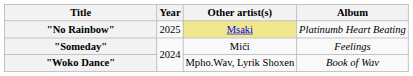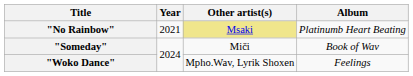(170, 29) 2025 -> (170, 29) 2021
(352, 46) Feelings -> (352, 46) Book of Wav
(352, 63) Book of Wav -> (352, 63) Feelings
